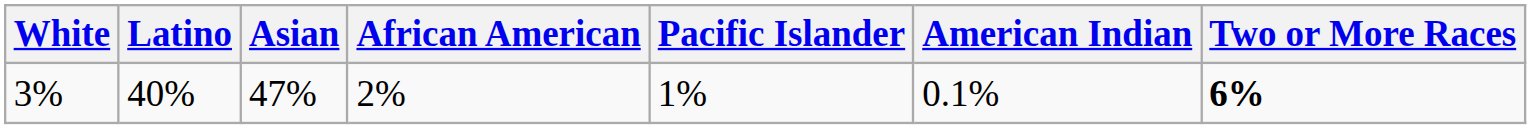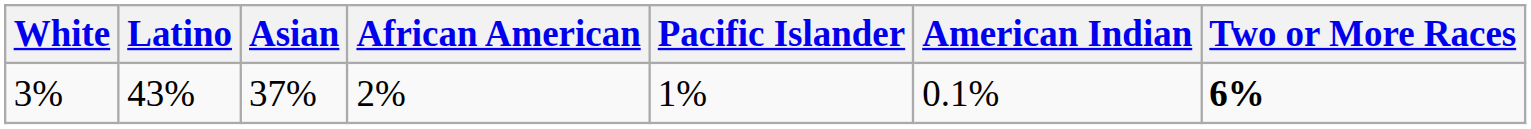(161, 92) 40% -> (161, 92) 43%
(283, 92) 47% -> (283, 92) 37%
